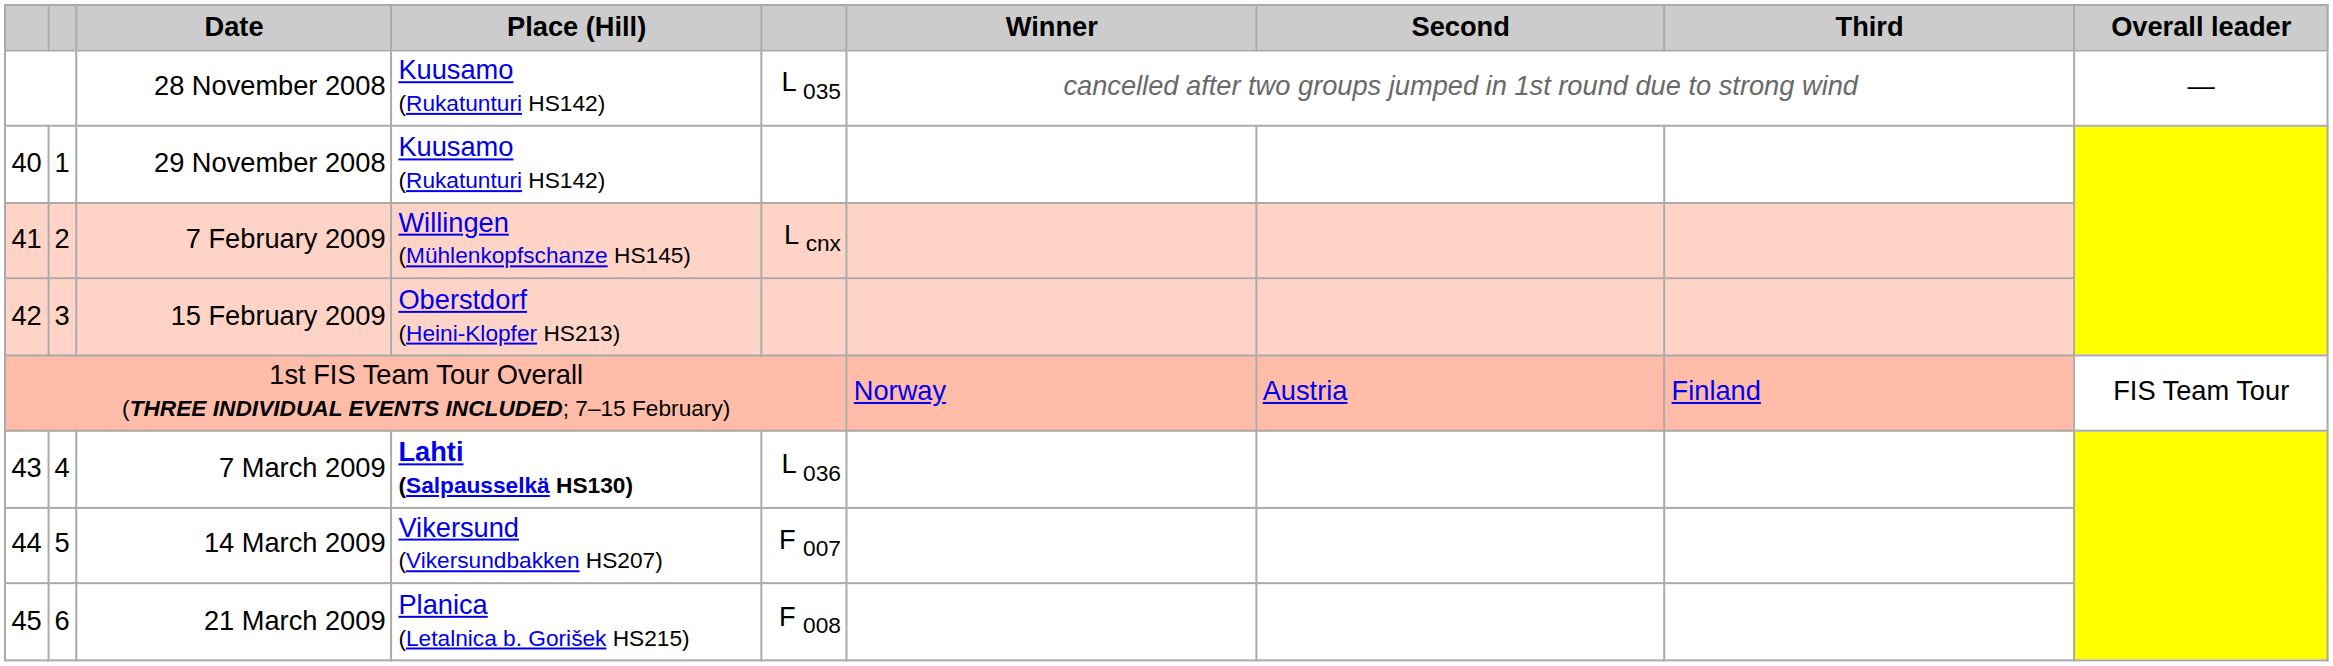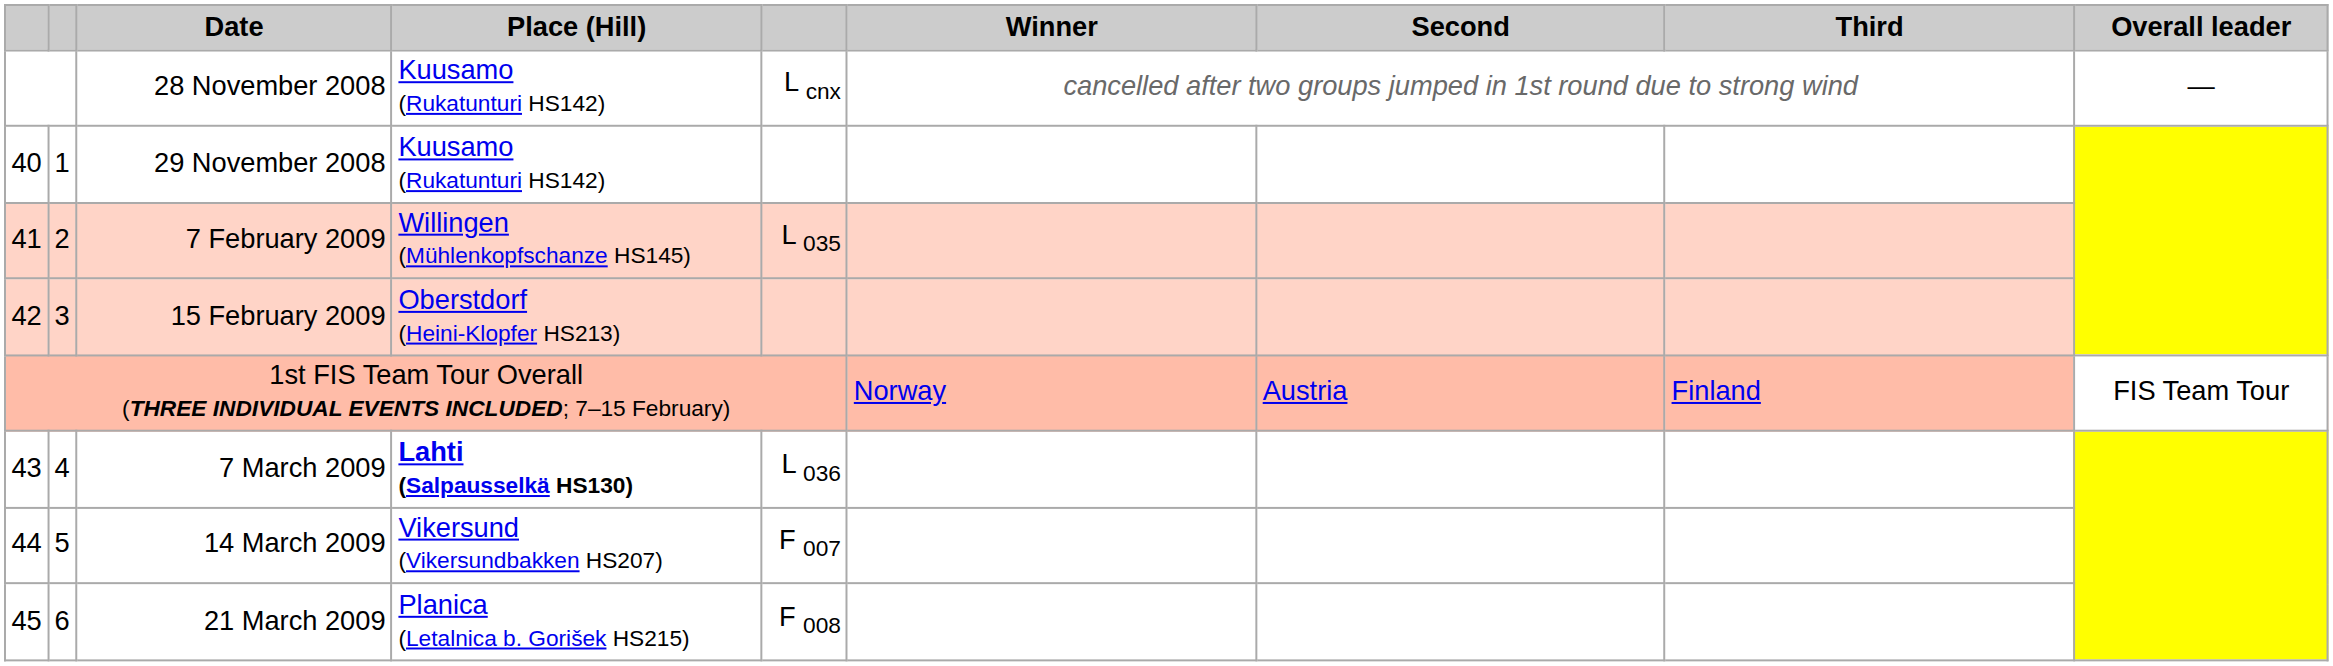(811, 85) L 035 -> (812, 85) L cnx
(812, 238) L cnx -> (811, 238) L 035
